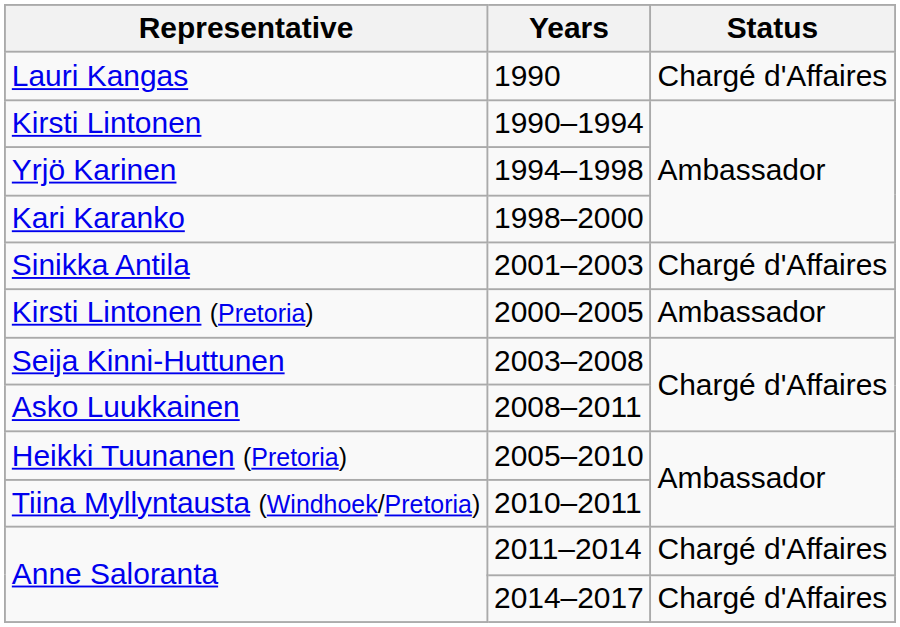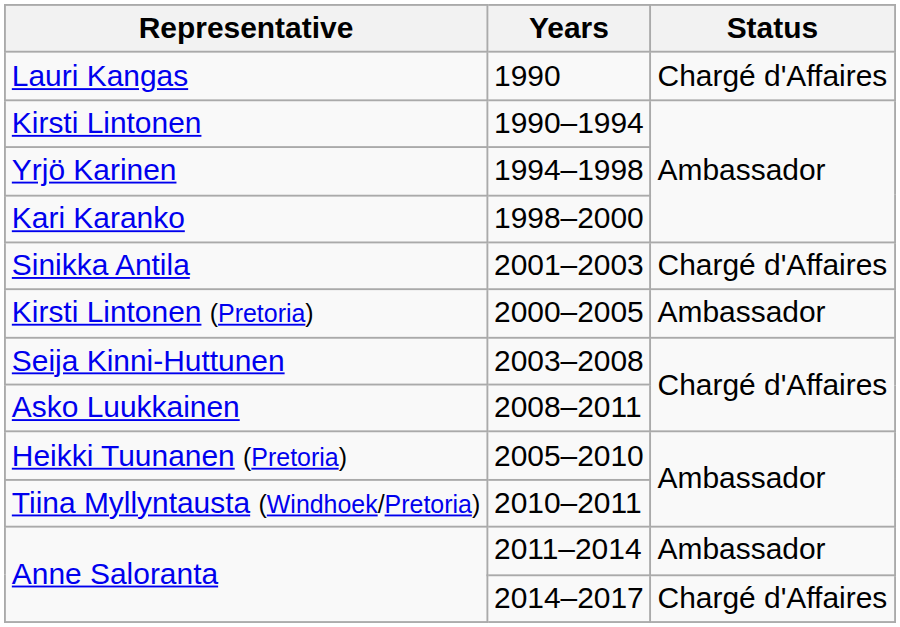(772, 550) Chargé d'Affaires -> (742, 550) Ambassador
